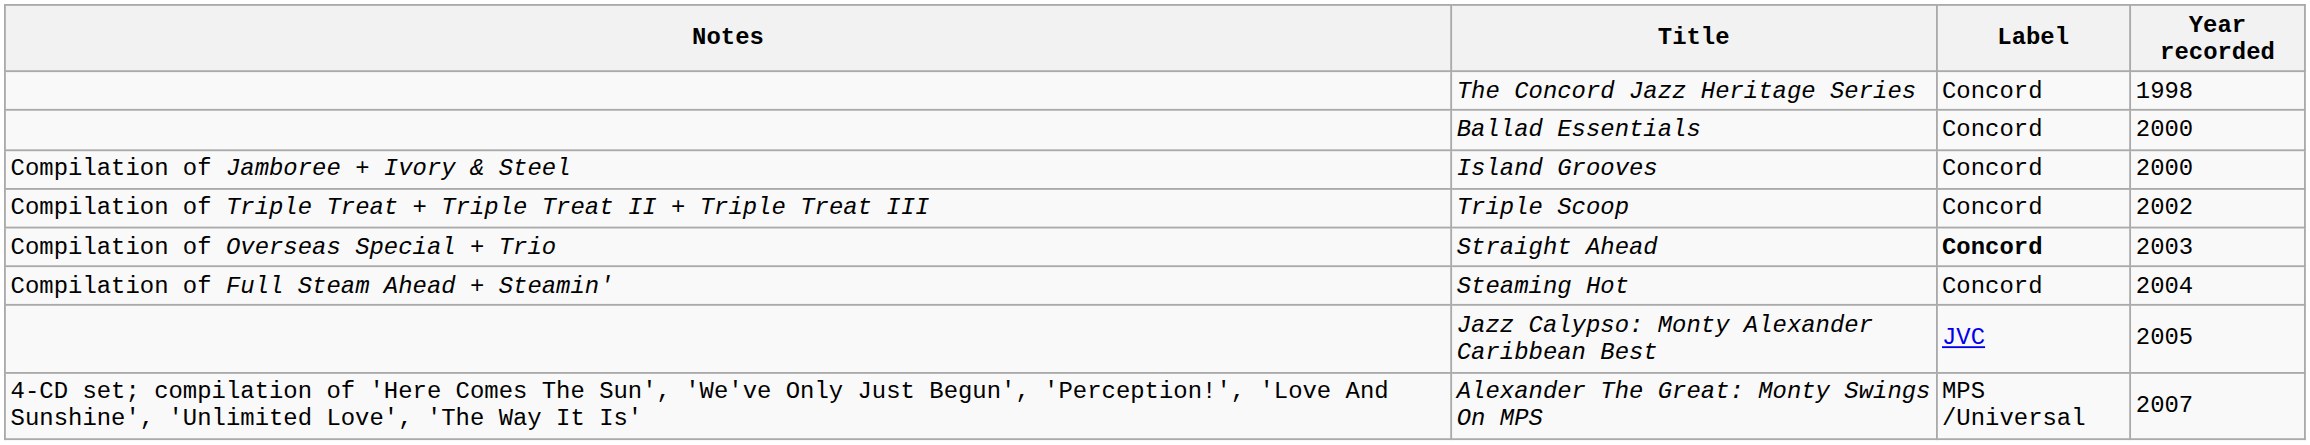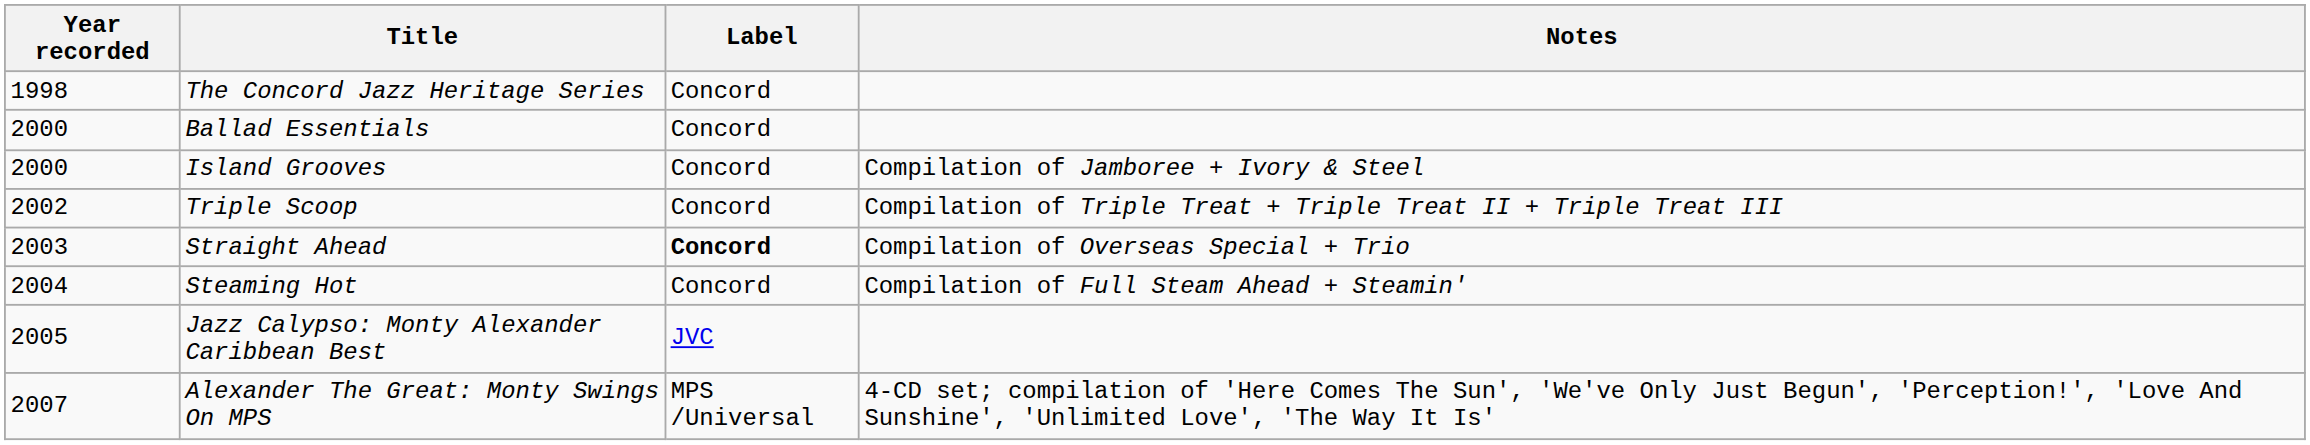columns swapped: (2218, 38) <-> (728, 38)
